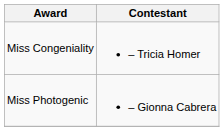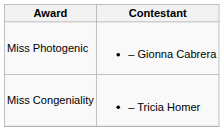rows swapped: (48, 100) <-> (50, 48)
